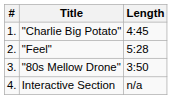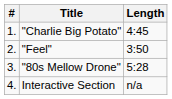(138, 49) 5:28 -> (138, 49) 3:50
(138, 67) 3:50 -> (138, 67) 5:28
